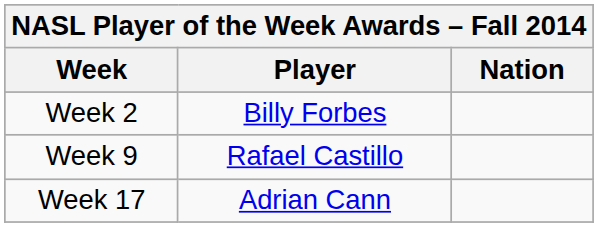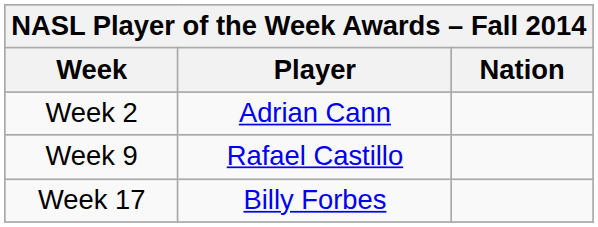(315, 112) Billy Forbes -> (315, 112) Adrian Cann
(315, 199) Adrian Cann -> (315, 199) Billy Forbes
